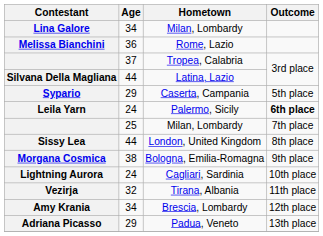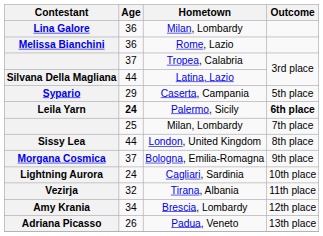(131, 28) 34 -> (131, 28) 36
(131, 110) normal -> (131, 110) bold
(131, 158) 38 -> (131, 158) 37
(131, 223) 29 -> (131, 223) 26
